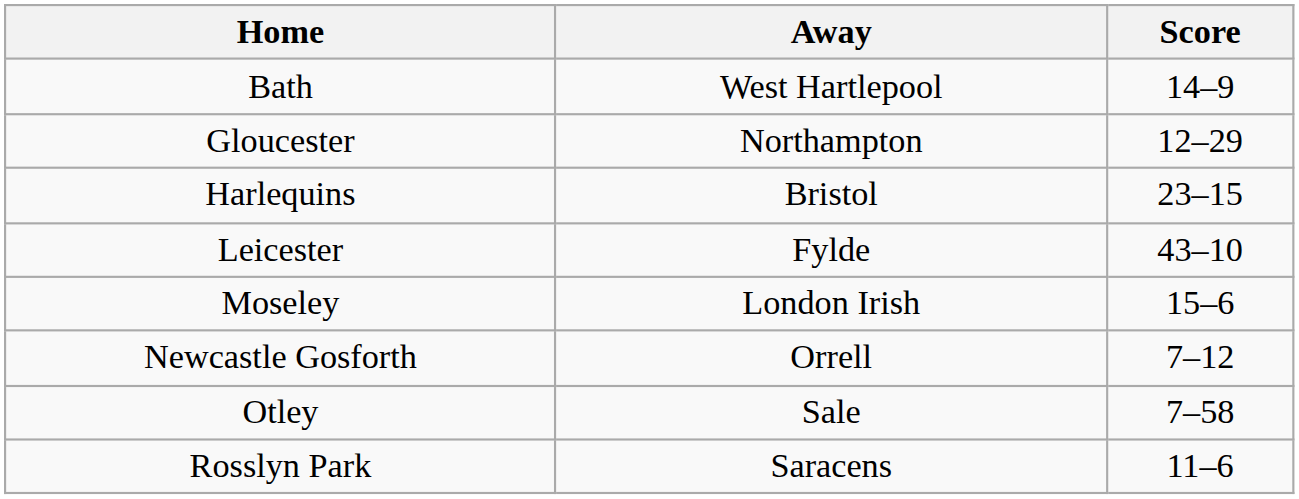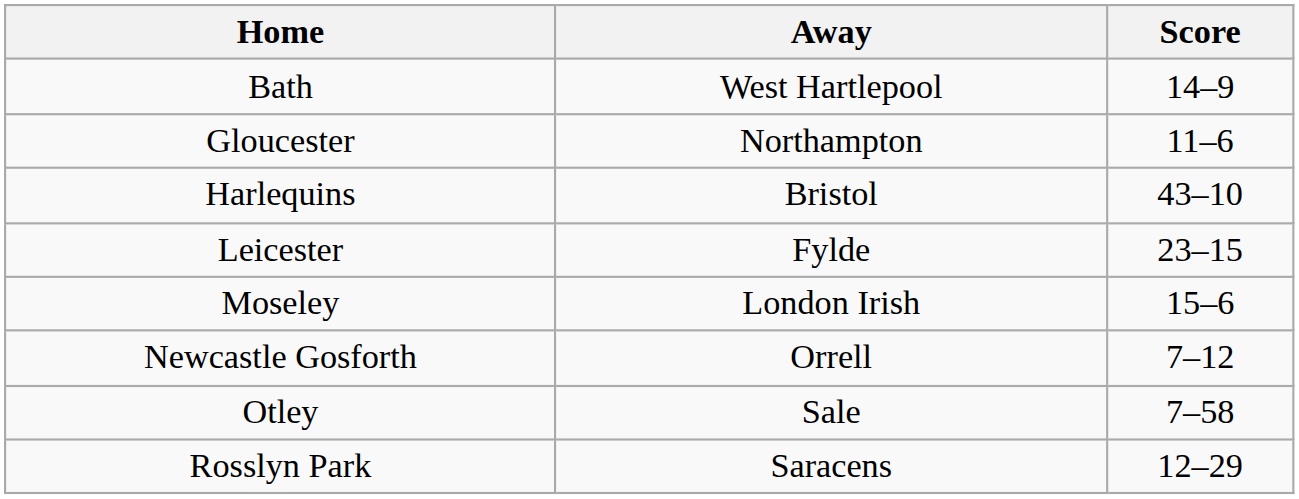(1200, 140) 12–29 -> (1200, 140) 11–6
(1200, 194) 23–15 -> (1200, 194) 43–10
(1200, 248) 43–10 -> (1200, 248) 23–15
(1200, 466) 11–6 -> (1200, 466) 12–29
